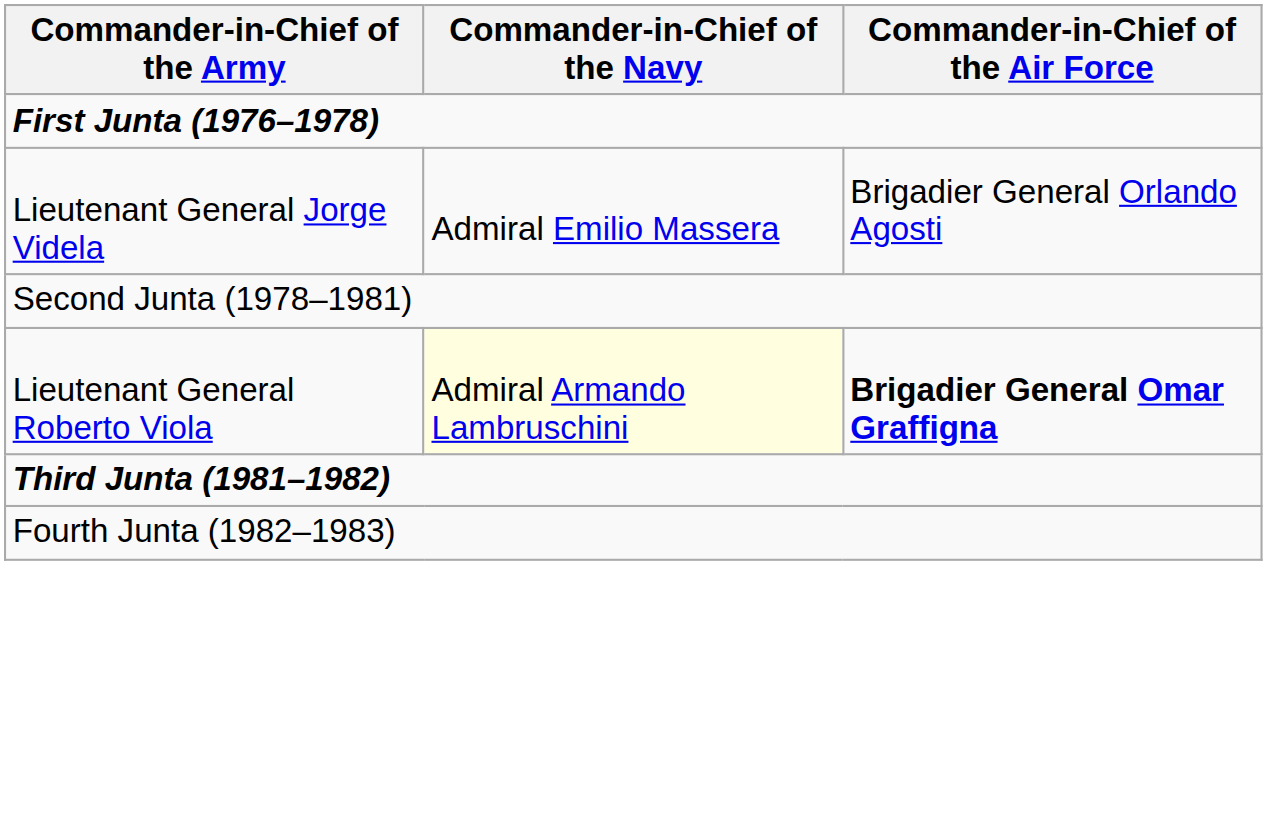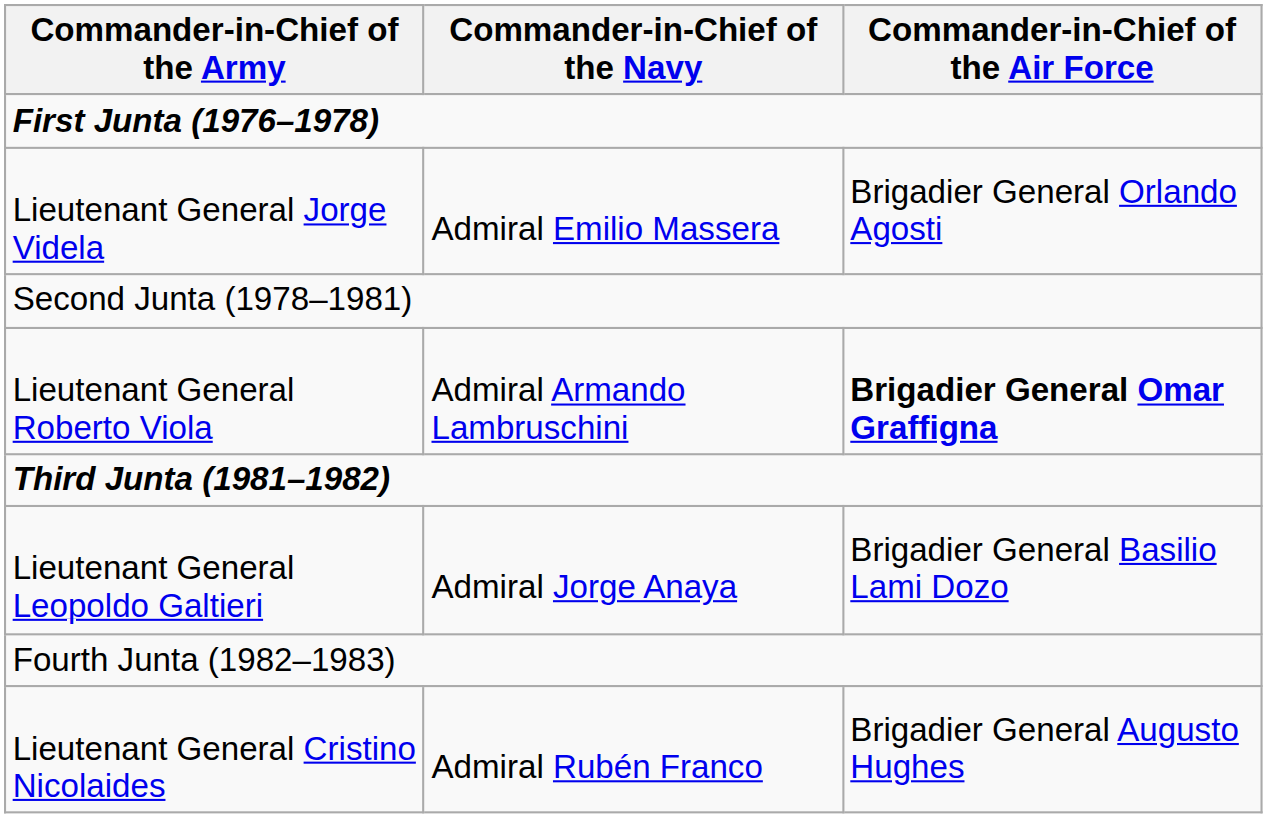(559, 408) lightyellow background -> (559, 408) no background
+ row: (154, 588)
+ row: (214, 767)
